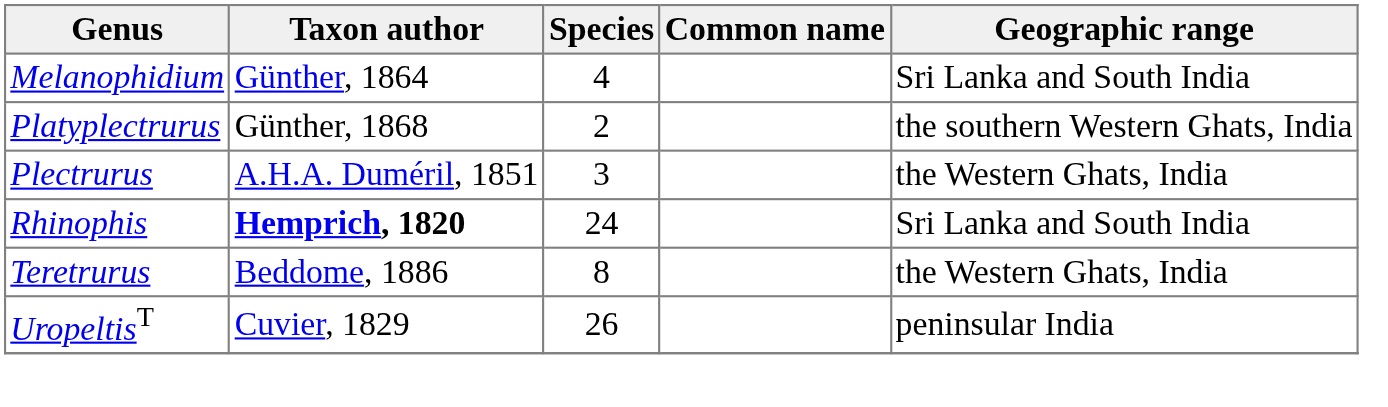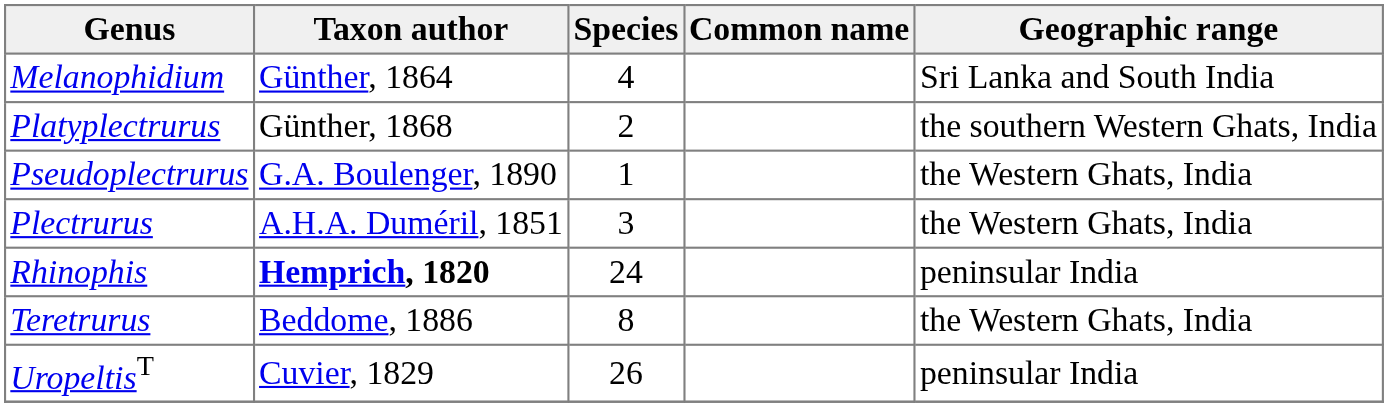+ row: (129, 174)
(1073, 222) Sri Lanka and South India -> (1029, 271) peninsular India
